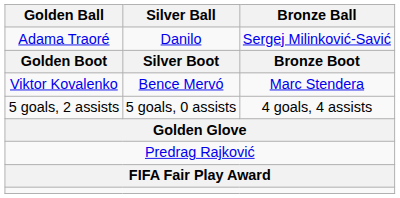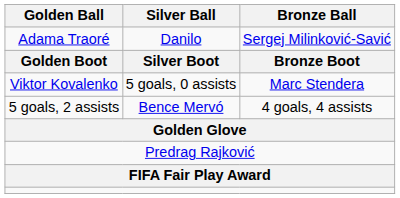(181, 84) Bence Mervó -> (181, 84) 5 goals, 0 assists
(181, 107) 5 goals, 0 assists -> (181, 107) Bence Mervó
